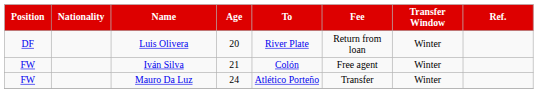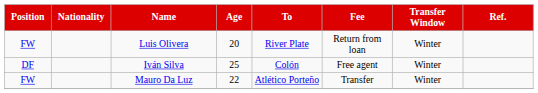(28, 44) DF -> (28, 44) FW
(28, 65) FW -> (28, 65) DF
(234, 65) 21 -> (234, 65) 25
(234, 80) 24 -> (234, 80) 22
